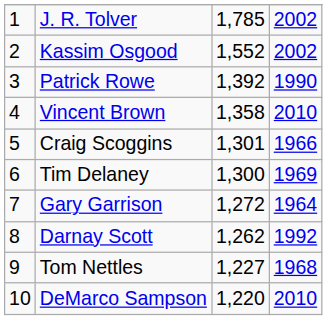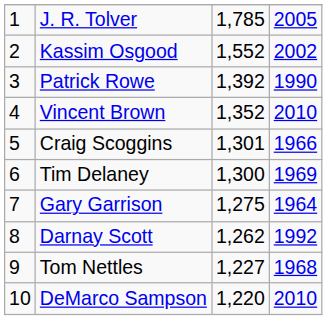(295, 19) 2002 -> (295, 19) 2005
(240, 112) 1,358 -> (240, 112) 1,352
(240, 205) 1,272 -> (240, 205) 1,275
